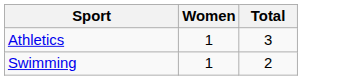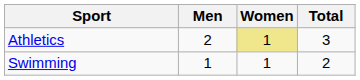+ column: (208, 16)
(209, 39) no background -> (267, 39) khaki background
